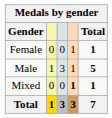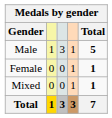rows swapped: (26, 49) <-> (26, 68)
(73, 86) bold -> (73, 86) normal
